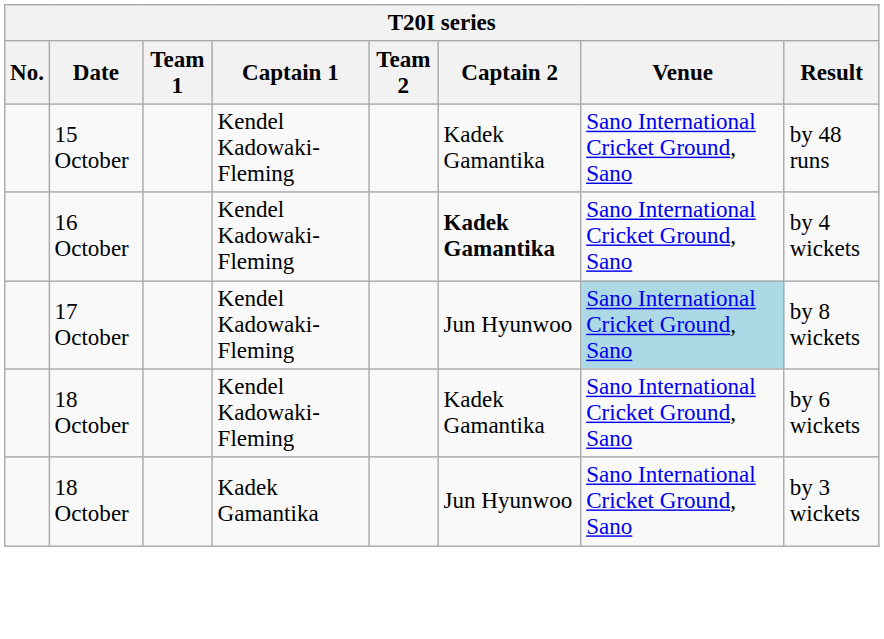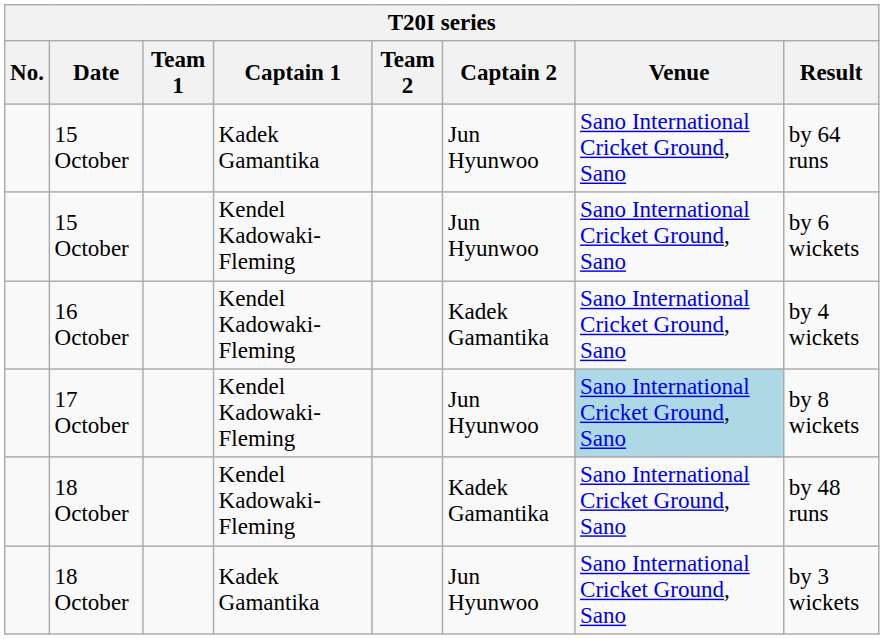+ row: (92, 147)
(494, 147) Kadek Gamantika -> (493, 236) Jun Hyunwoo
(816, 147) by 48 runs -> (824, 236) by 6 wickets
(499, 236) bold -> (498, 324) normal
(825, 412) by 6 wickets -> (815, 501) by 48 runs
